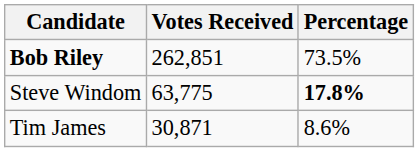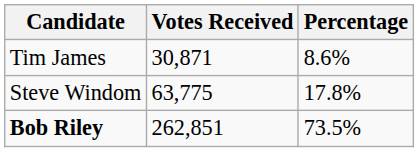rows swapped: (56, 57) <-> (58, 127)
(334, 92) bold -> (332, 92) normal
